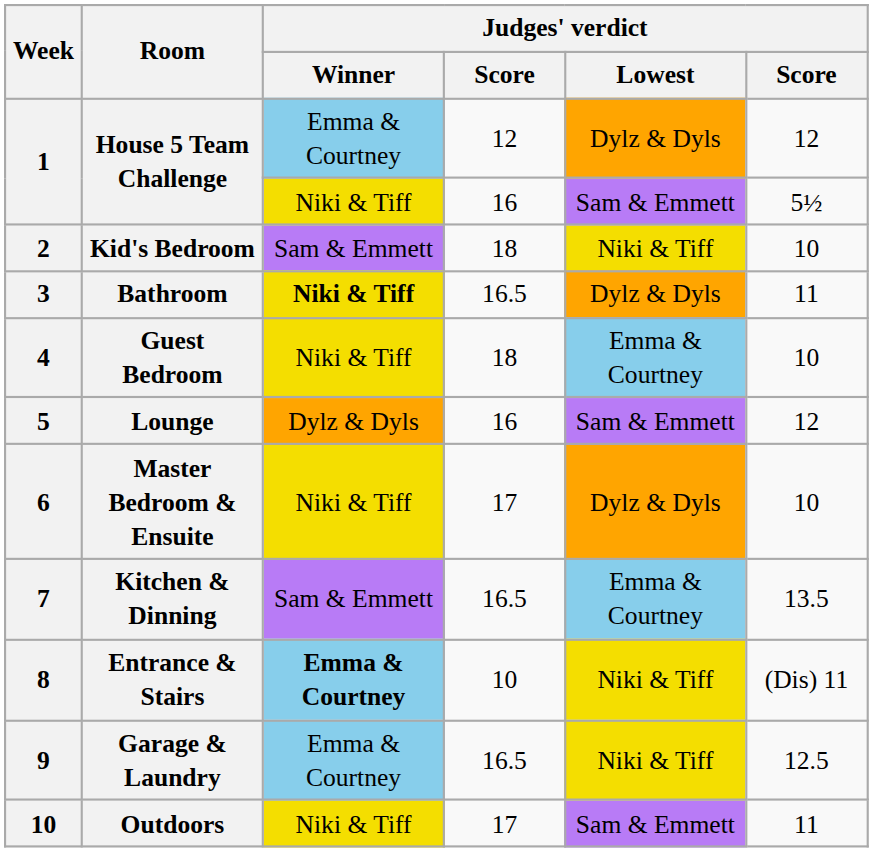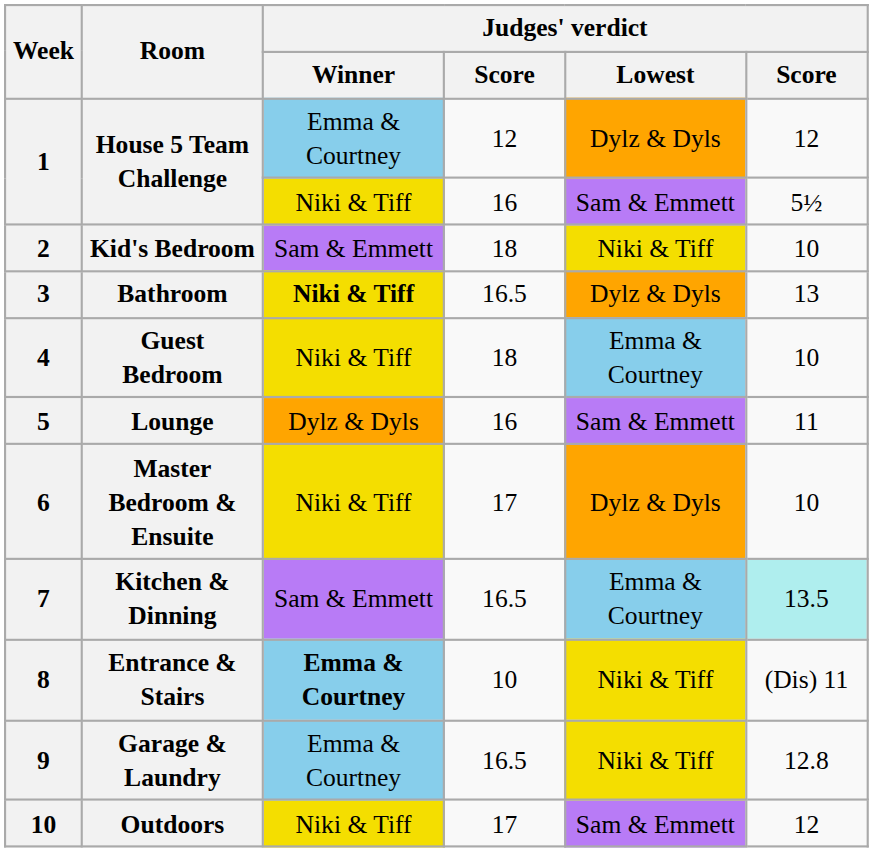(806, 294) 11 -> (806, 294) 13
(806, 421) 12 -> (806, 421) 11
(806, 599) no background -> (806, 599) paleturquoise background
(806, 760) 12.5 -> (806, 760) 12.8
(806, 824) 11 -> (806, 824) 12
